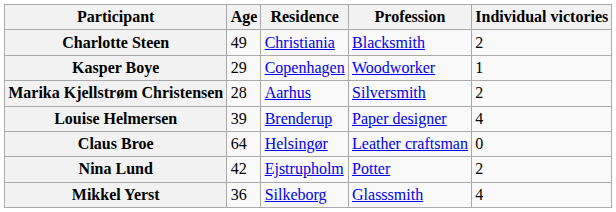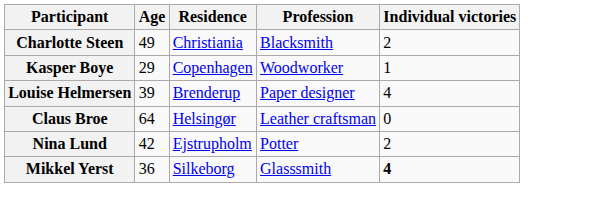- row: (116, 93)
(479, 194) normal -> (387, 169) bold
